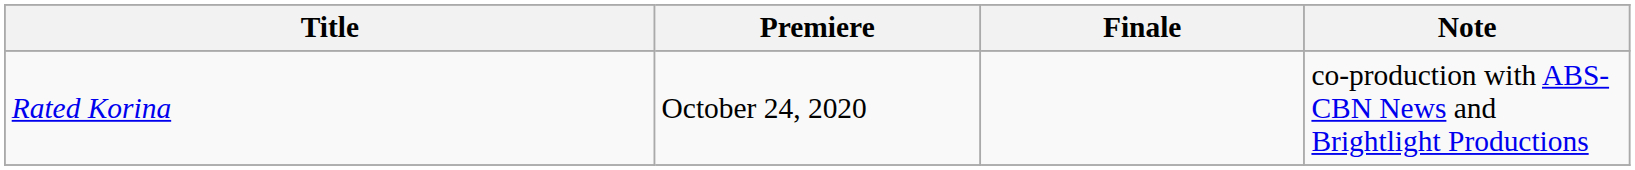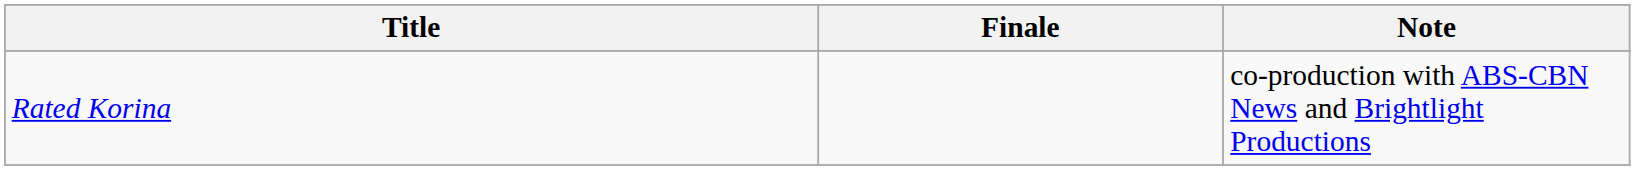- column: (817, 27)
